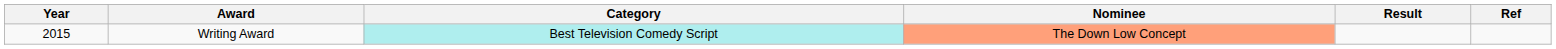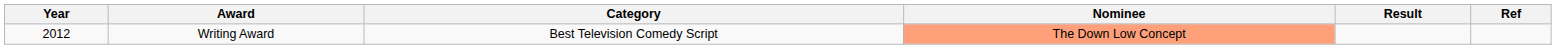(56, 34) 2015 -> (56, 34) 2012
(634, 34) paleturquoise background -> (634, 34) no background
